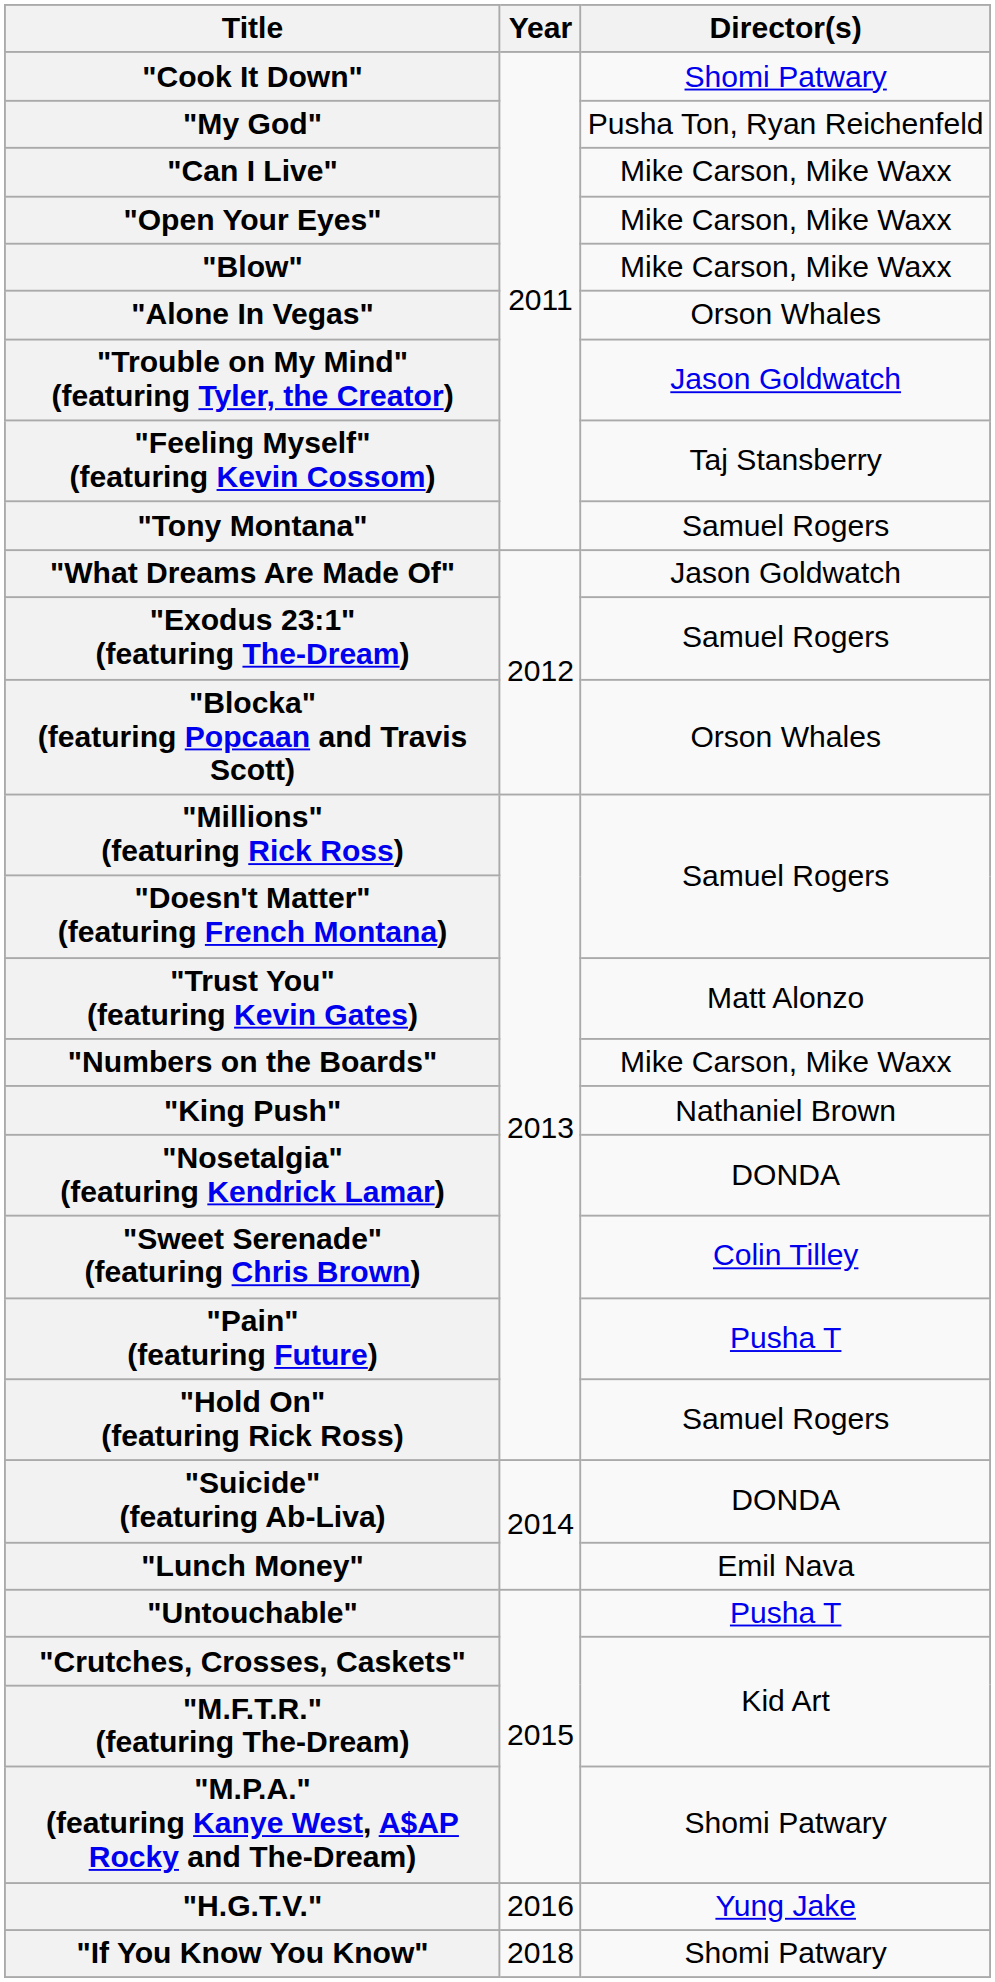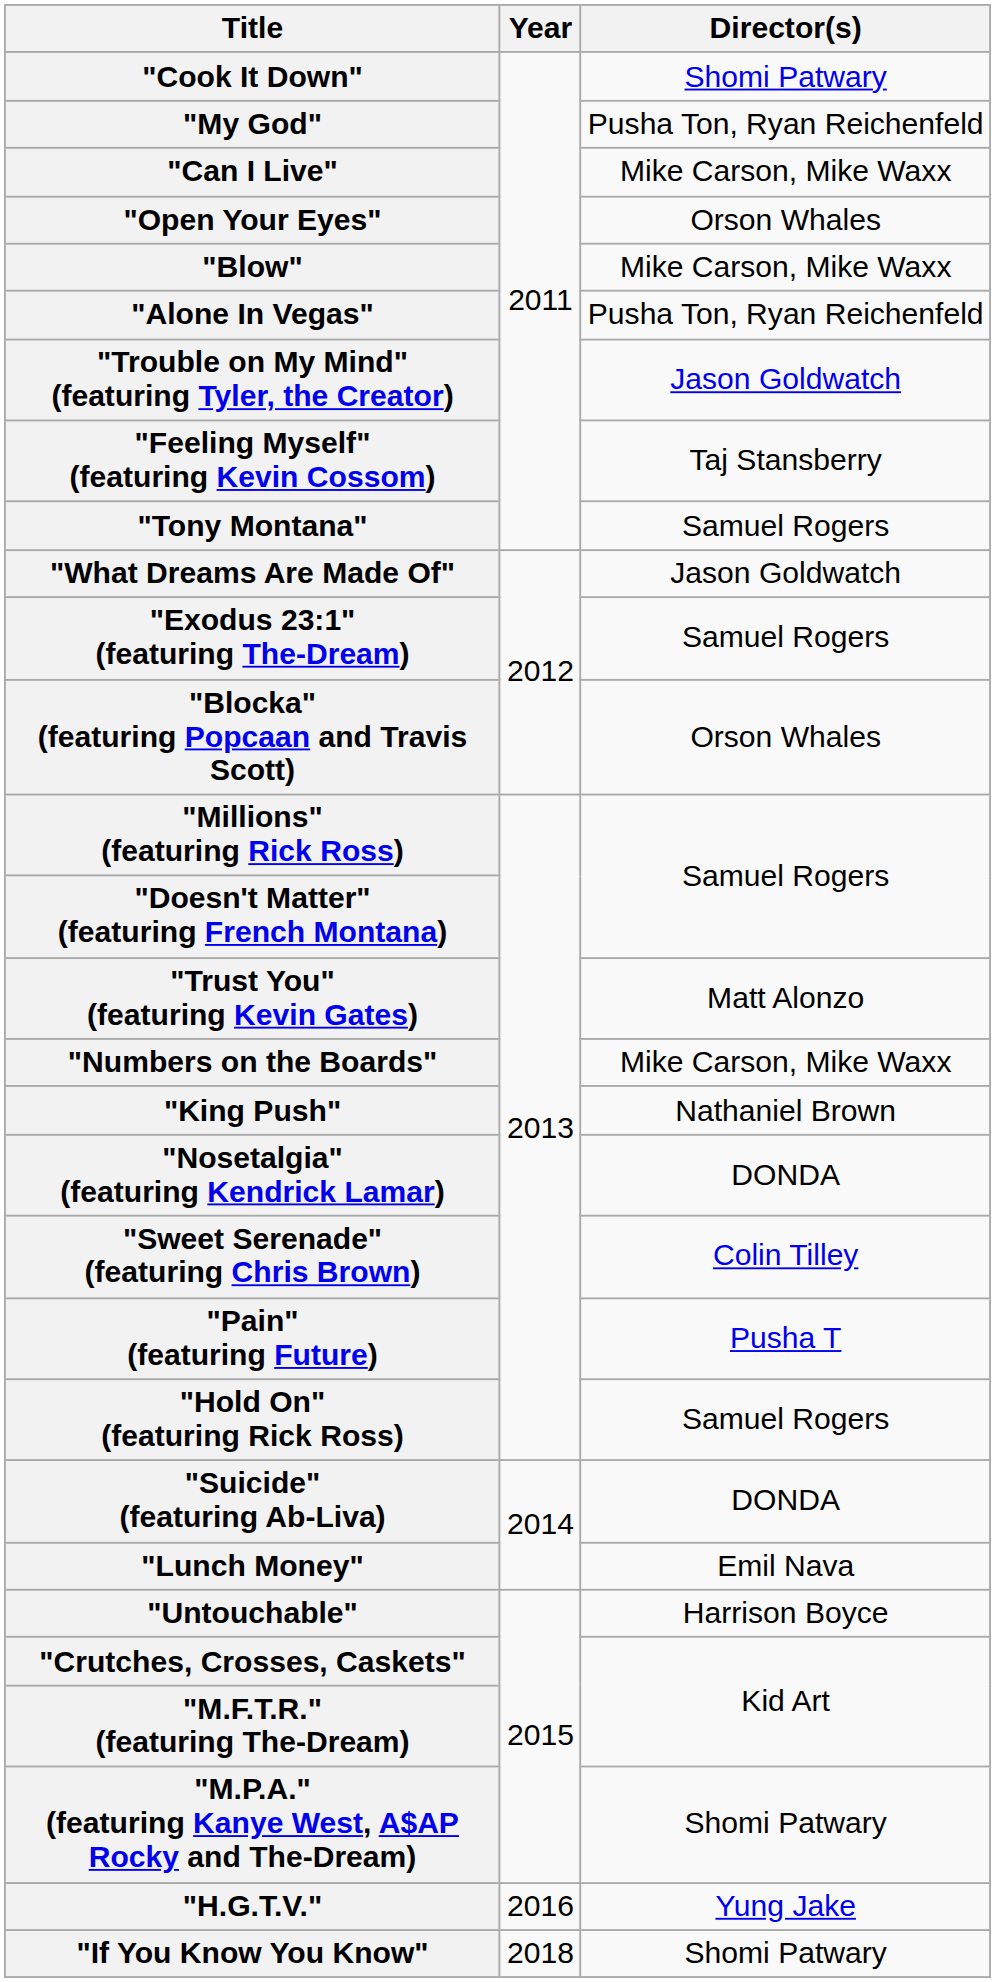(786, 219) Mike Carson, Mike Waxx -> (786, 219) Orson Whales
(786, 314) Orson Whales -> (786, 314) Pusha Ton, Ryan Reichenfeld
(786, 1613) Pusha T -> (786, 1613) Harrison Boyce
